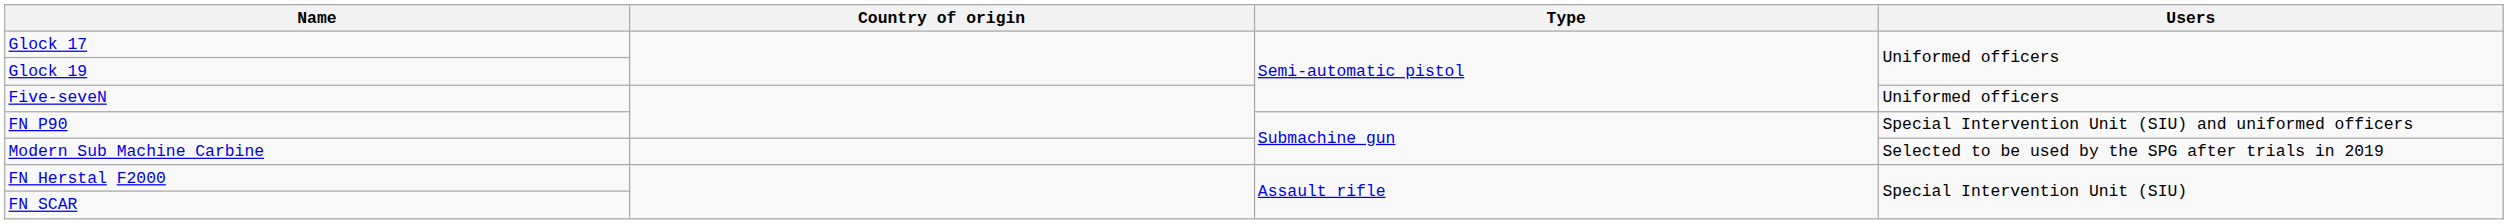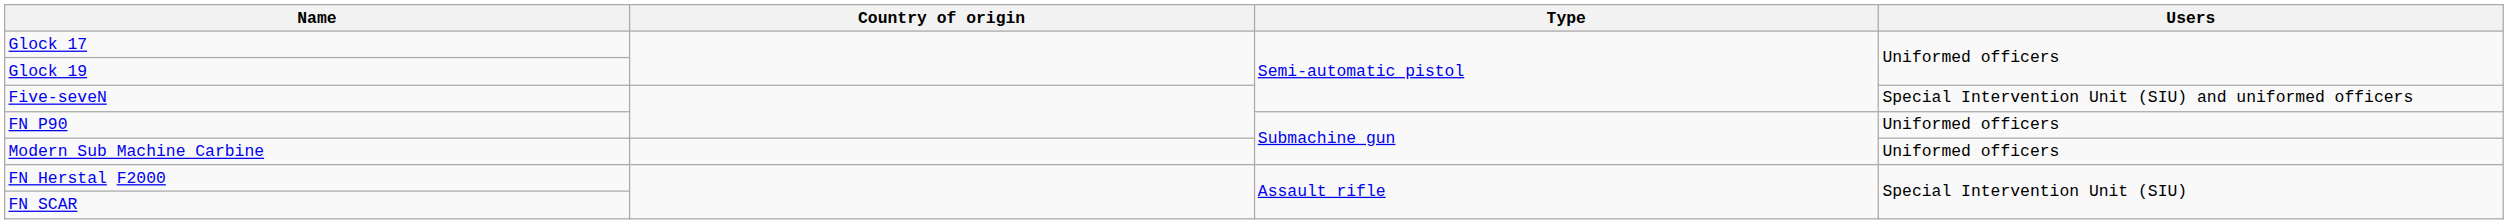(1971, 98) Uniformed officers -> (2148, 98) Special Intervention Unit (SIU) and uniformed officers
(2148, 125) Special Intervention Unit (SIU) and uniformed officers -> (1971, 125) Uniformed officers
(2133, 151) Selected to be used by the SPG after trials in 2019 -> (1971, 151) Uniformed officers
